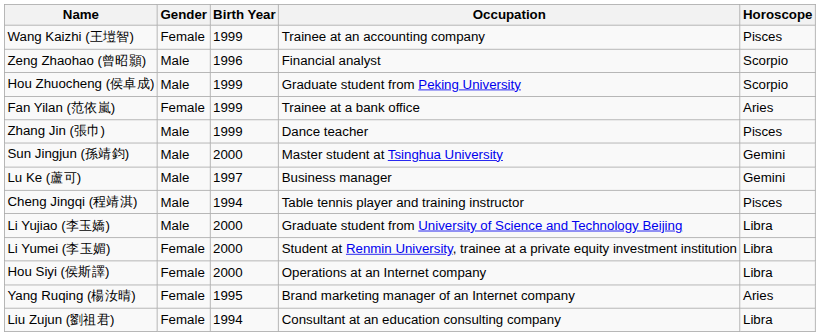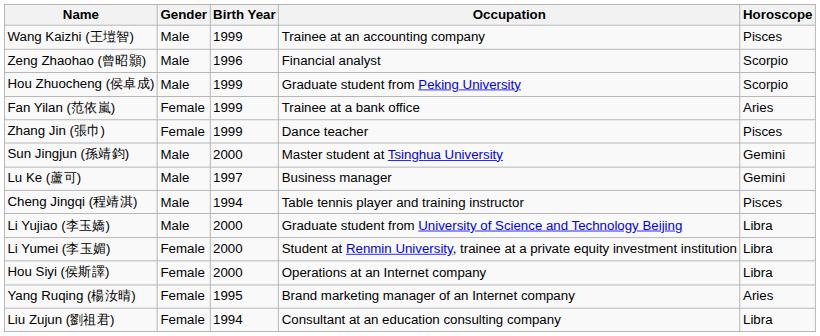(183, 37) Female -> (175, 37) Male
(175, 131) Male -> (183, 131) Female
